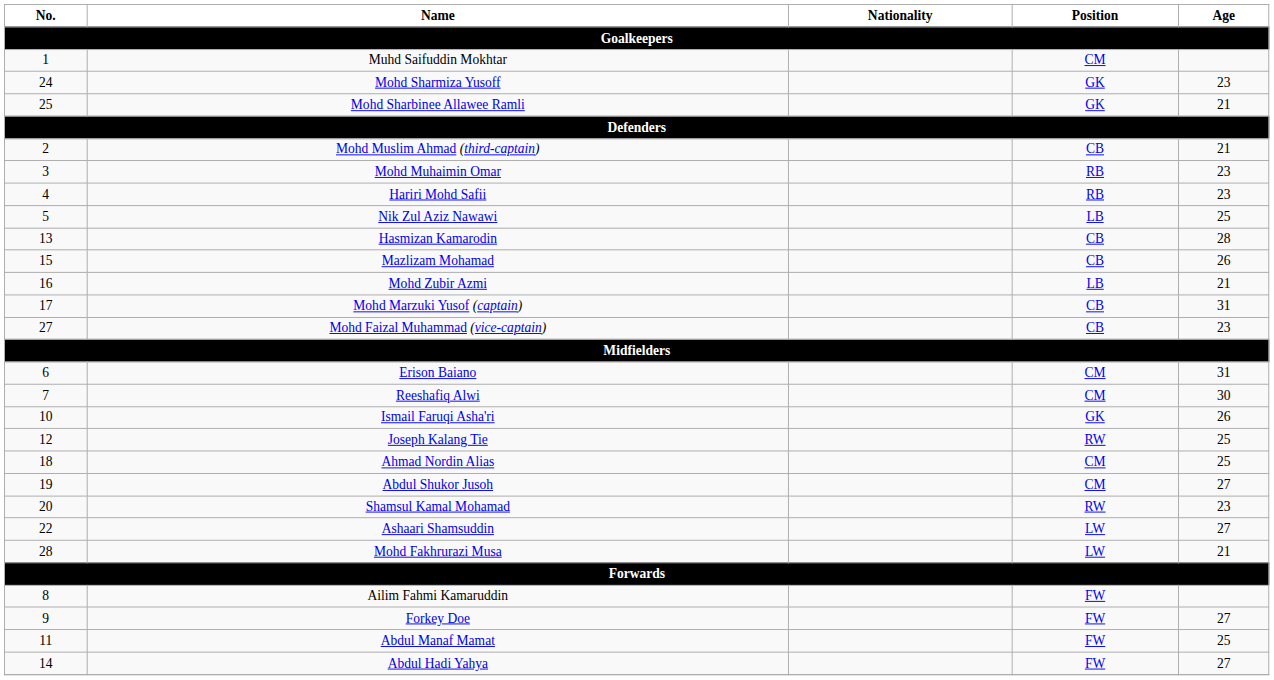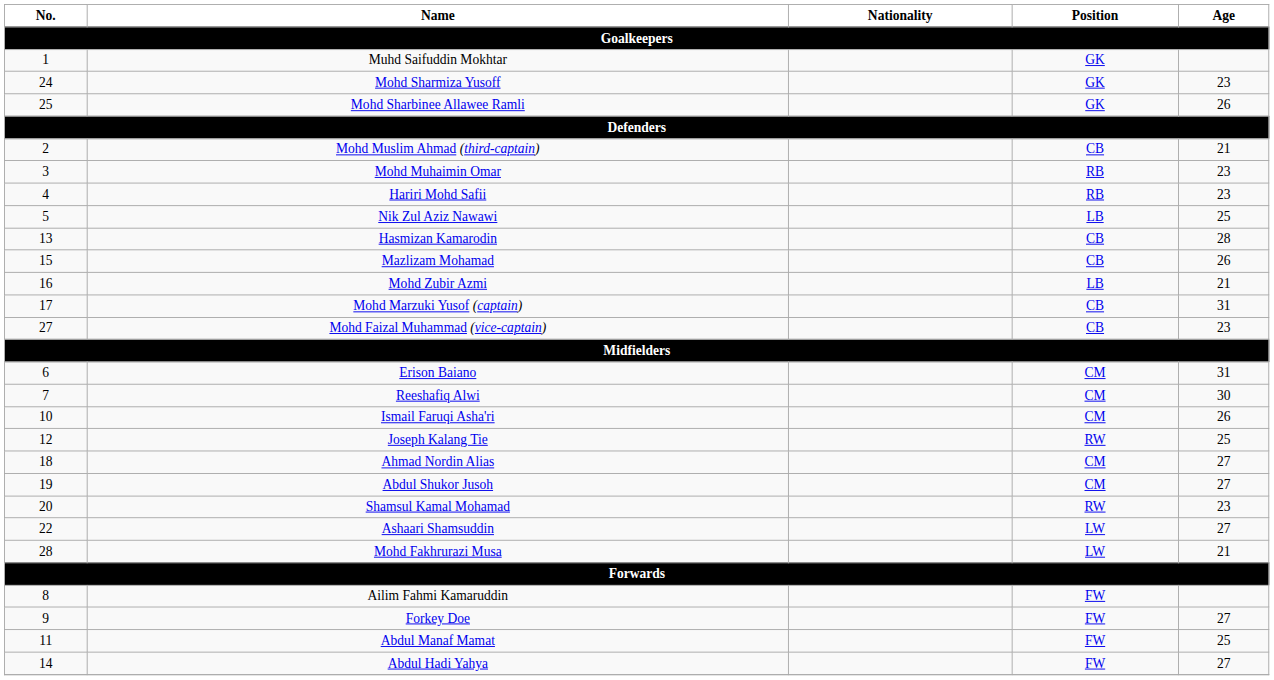(1095, 60) CM -> (1095, 60) GK
(1224, 105) 21 -> (1224, 105) 26
(1095, 417) GK -> (1095, 417) CM
(1224, 462) 25 -> (1224, 462) 27
